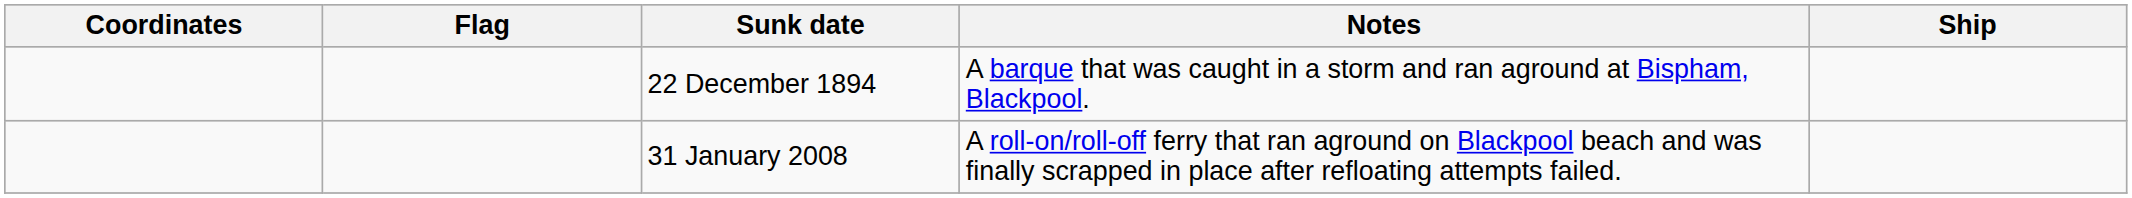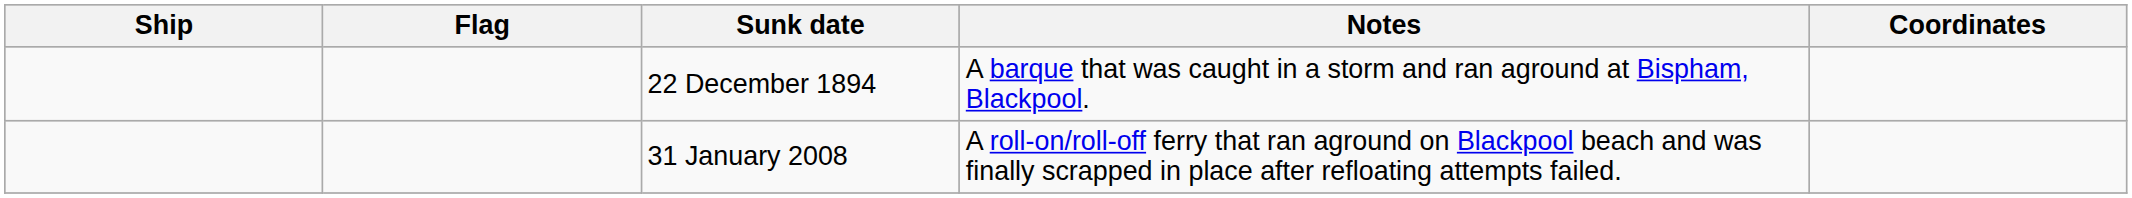columns swapped: (1968, 25) <-> (164, 25)
